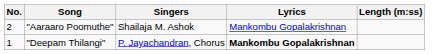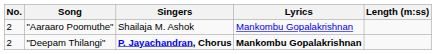(9, 42) 1 -> (9, 42) 2
(171, 42) normal -> (175, 42) bold
